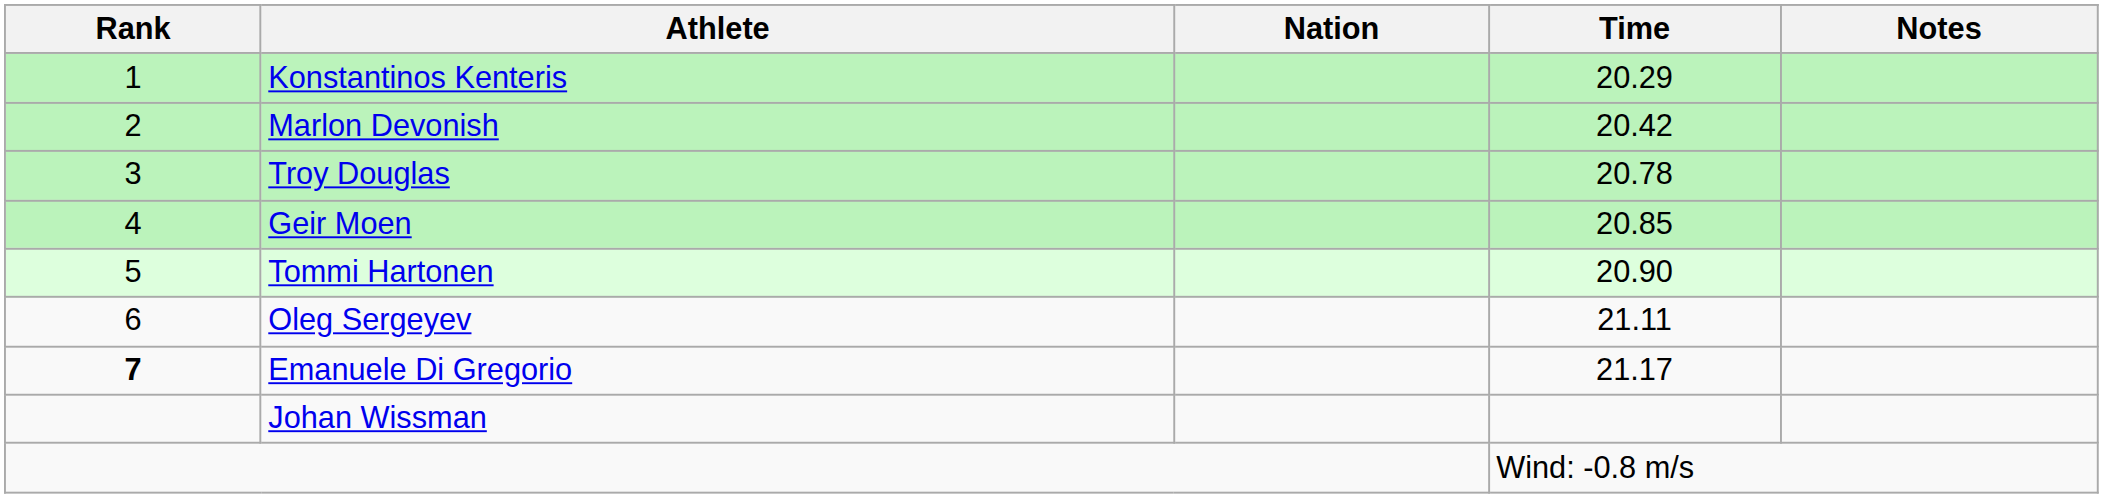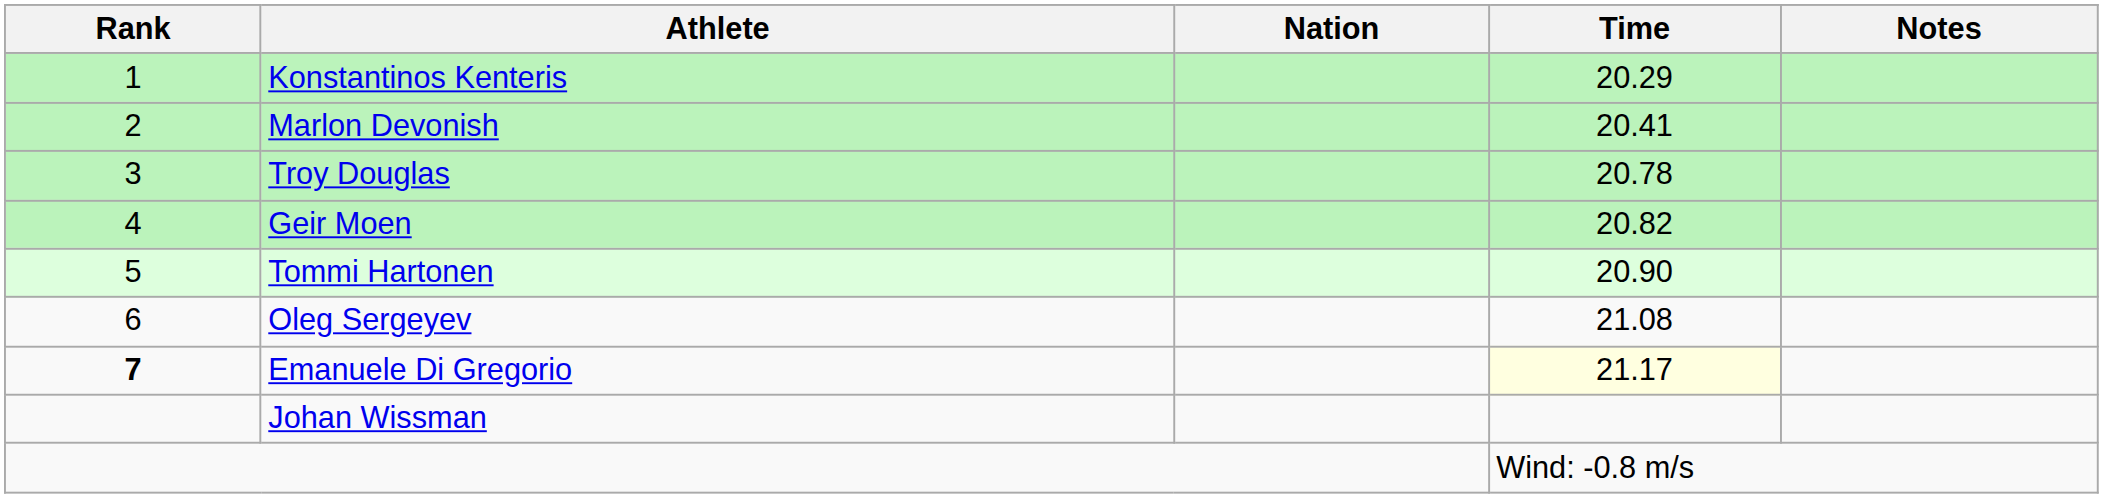(1635, 126) 20.42 -> (1635, 126) 20.41
(1635, 223) 20.85 -> (1635, 223) 20.82
(1635, 321) 21.11 -> (1635, 321) 21.08
(1635, 369) no background -> (1635, 369) lightyellow background
